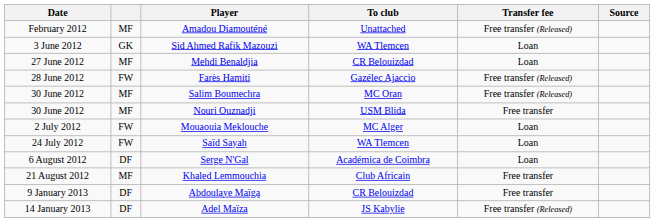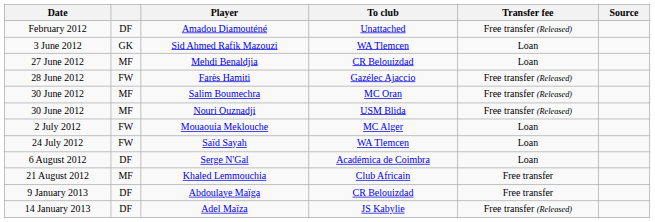(126, 28) MF -> (126, 28) DF
(528, 110) Free transfer -> (528, 110) Free transfer (Released)
